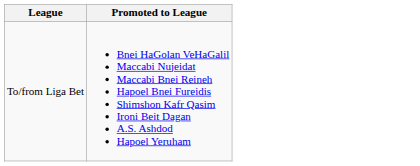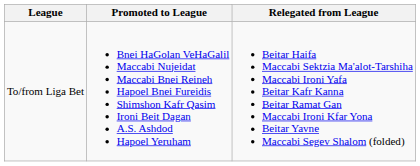+ column: (324, 13)
